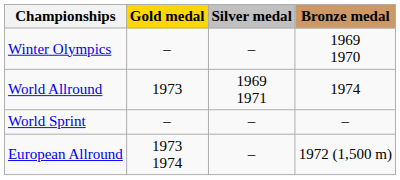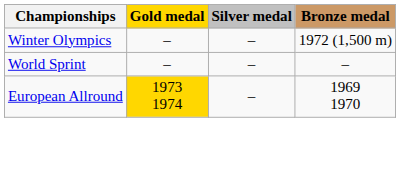(345, 48) 1969 1970 -> (345, 40) 1972 (1,500 m)
- row: (55, 89)
(167, 154) no background -> (167, 96) gold background
(345, 154) 1972 (1,500 m) -> (345, 96) 1969 1970
